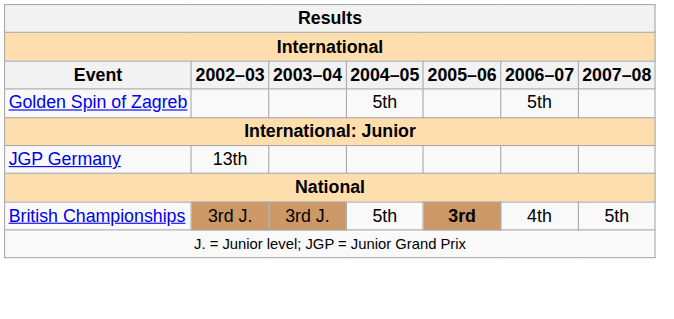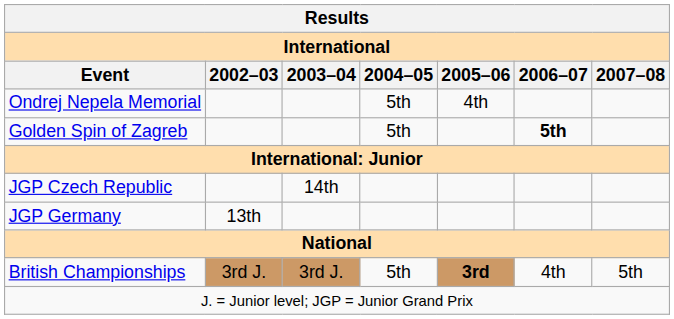+ row: (105, 103)
(539, 103) normal -> (553, 131) bold
+ row: (90, 187)
